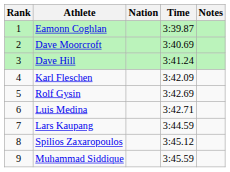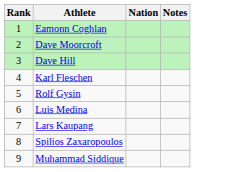- column: (178, 12)
